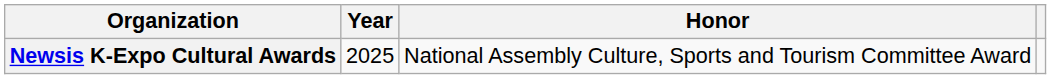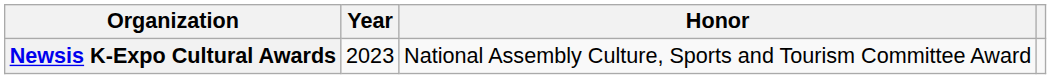(370, 55) 2025 -> (370, 55) 2023
